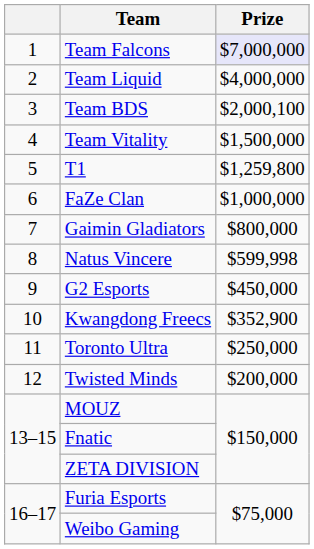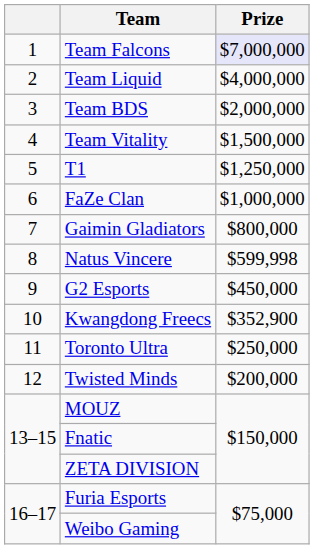(262, 109) $2,000,100 -> (262, 109) $2,000,000
(262, 169) $1,259,800 -> (262, 169) $1,250,000
